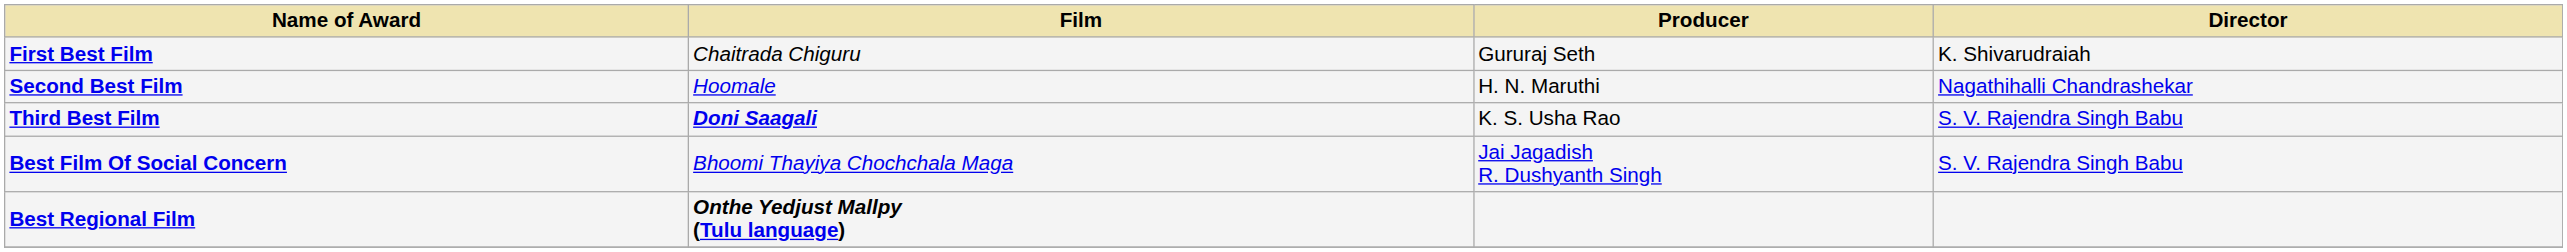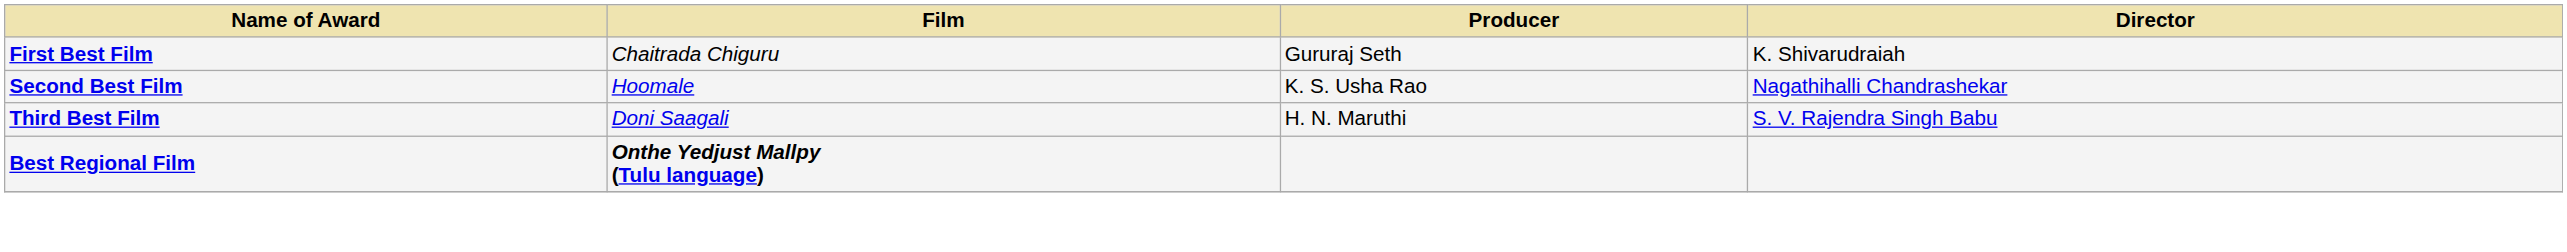(1539, 86) H. N. Maruthi -> (1356, 86) K. S. Usha Rao
(755, 119) bold -> (670, 119) normal
(1549, 119) K. S. Usha Rao -> (1345, 119) H. N. Maruthi
- row: (148, 163)
